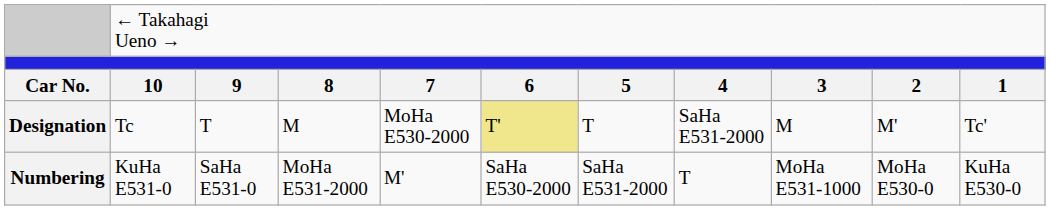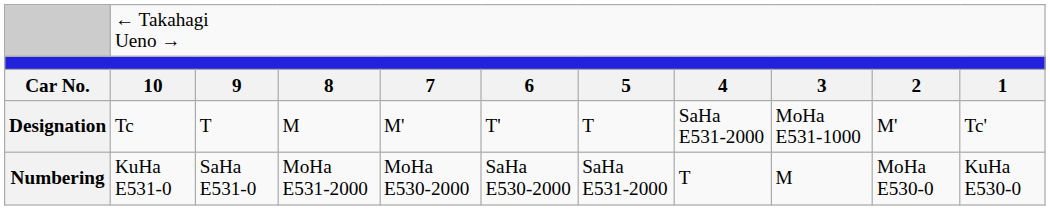(427, 126) MoHa E530-2000 -> (394, 126) M'
(493, 126) khaki background -> (493, 126) no background
(784, 126) M -> (818, 126) MoHa E531-1000
(394, 178) M' -> (427, 178) MoHa E530-2000
(818, 178) MoHa E531-1000 -> (784, 178) M
